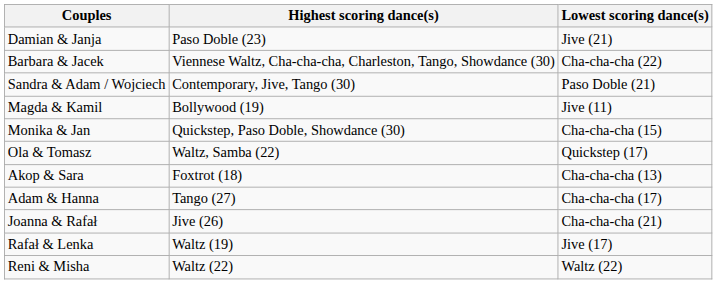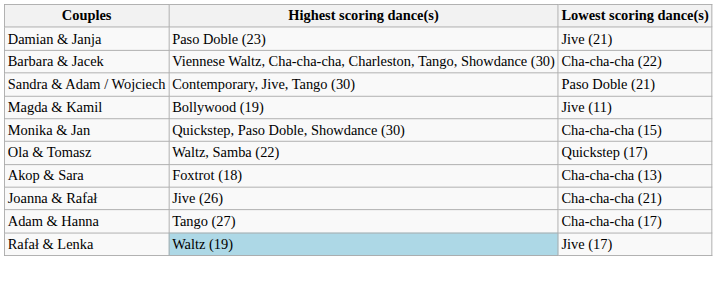rows swapped: (53, 198) <-> (53, 221)
(203, 244) no background -> (203, 244) lightblue background
- row: (49, 267)
